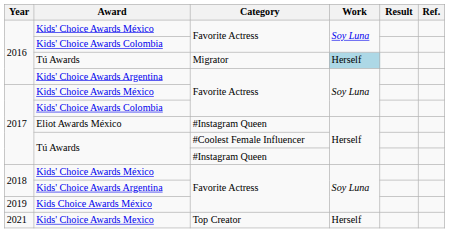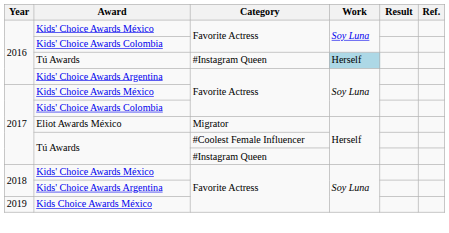(211, 60) Migrator -> (230, 60) #Instagram Queen
(230, 124) #Instagram Queen -> (211, 124) Migrator
- row: (17, 220)
